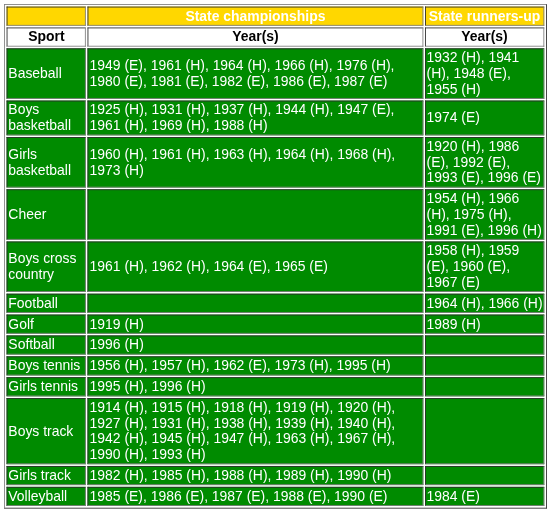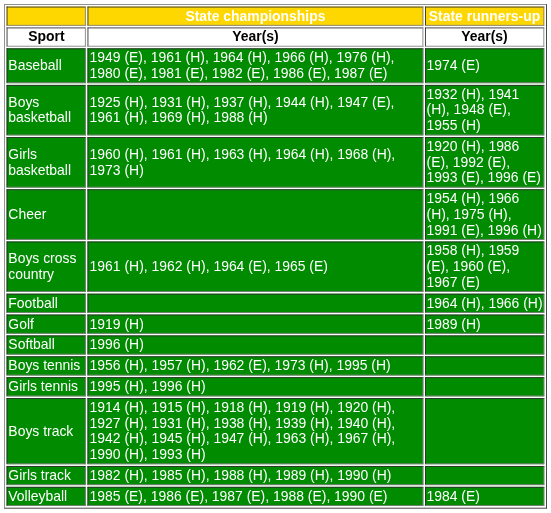(473, 73) 1932 (H), 1941 (H), 1948 (E), 1955 (H) -> (453, 65) 1974 (E)
(453, 118) 1974 (E) -> (473, 110) 1932 (H), 1941 (H), 1948 (E), 1955 (H)
